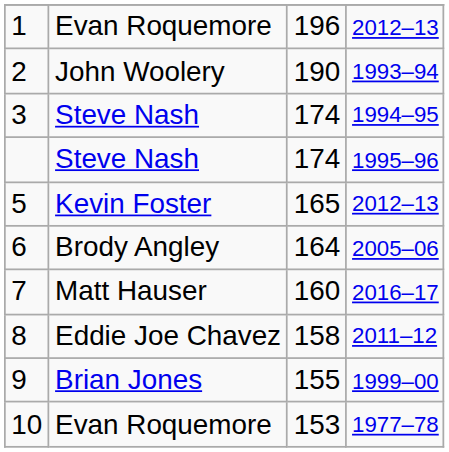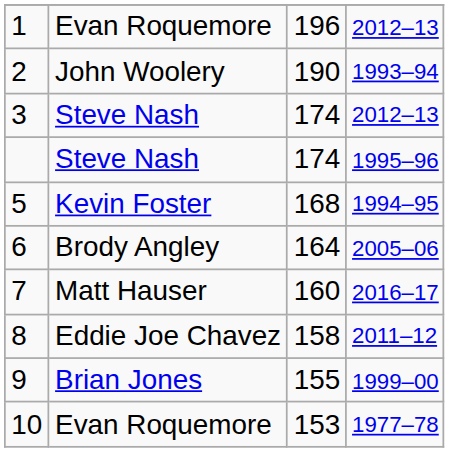(395, 115) 1994–95 -> (395, 115) 2012–13
(317, 203) 165 -> (317, 203) 168
(395, 204) 2012–13 -> (395, 204) 1994–95
